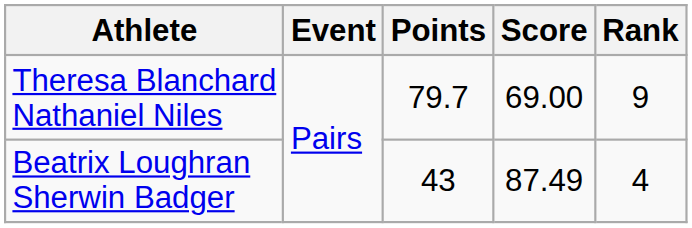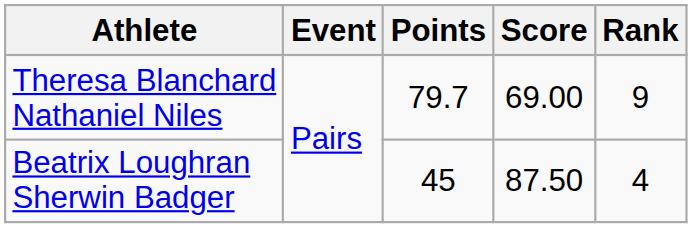(438, 181) 43 -> (438, 181) 45
(544, 181) 87.49 -> (544, 181) 87.50
